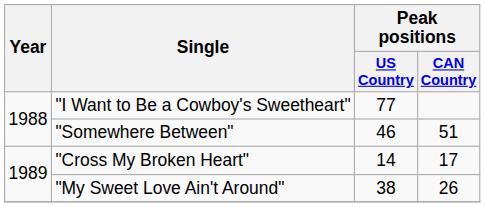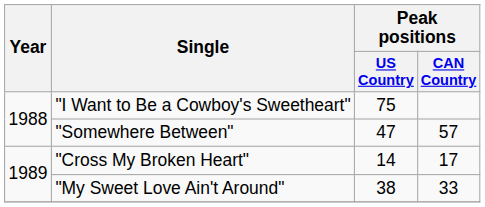(386, 105) 77 -> (386, 105) 75
(386, 132) 46 -> (386, 132) 47
(448, 132) 51 -> (448, 132) 57
(448, 188) 26 -> (448, 188) 33
